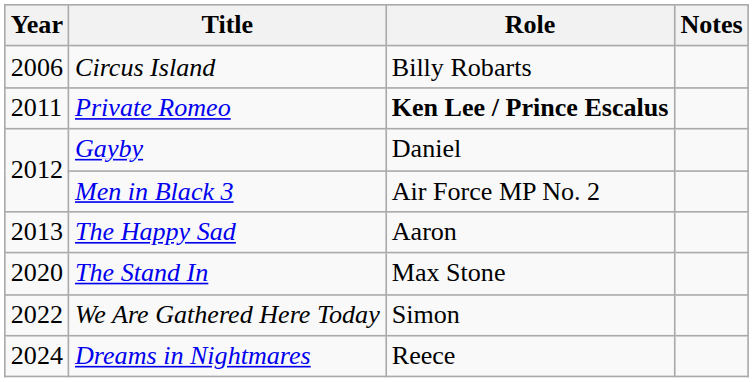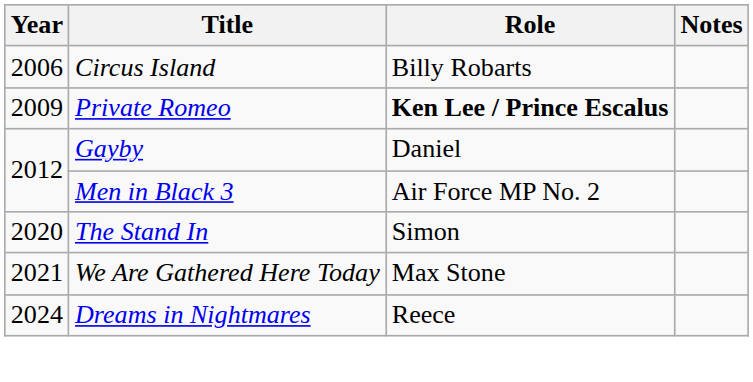(36, 107) 2011 -> (37, 107) 2009
- row: (155, 231)
(449, 273) Max Stone -> (426, 231) Simon
(37, 314) 2022 -> (37, 273) 2021
(426, 314) Simon -> (449, 273) Max Stone
